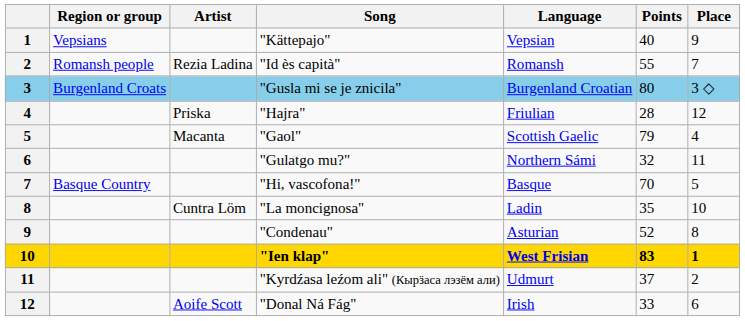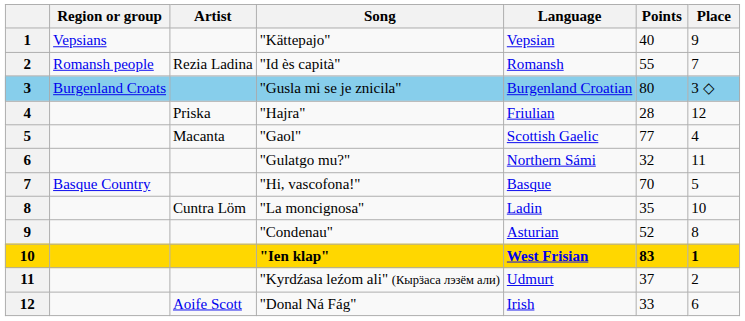(647, 136) 79 -> (647, 136) 77
